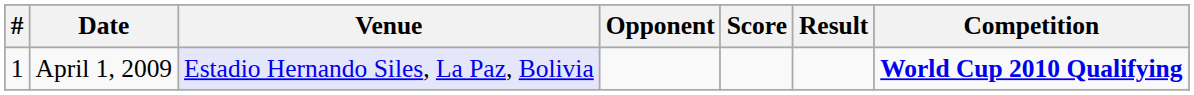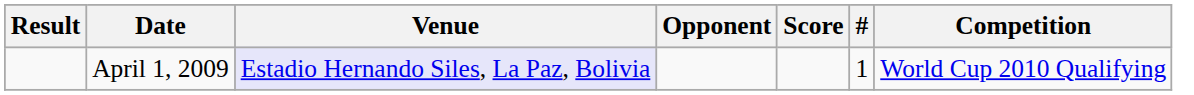columns swapped: (17, 25) <-> (834, 25)
(1031, 67) bold -> (1023, 67) normal
